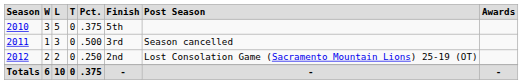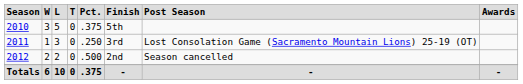(91, 42) .500 -> (91, 42) .250
(189, 42) Season cancelled -> (311, 42) Lost Consolation Game (Sacramento Mountain Lions) 25-19 (OT)
(91, 57) .250 -> (91, 57) .500
(311, 57) Lost Consolation Game (Sacramento Mountain Lions) 25-19 (OT) -> (189, 57) Season cancelled
